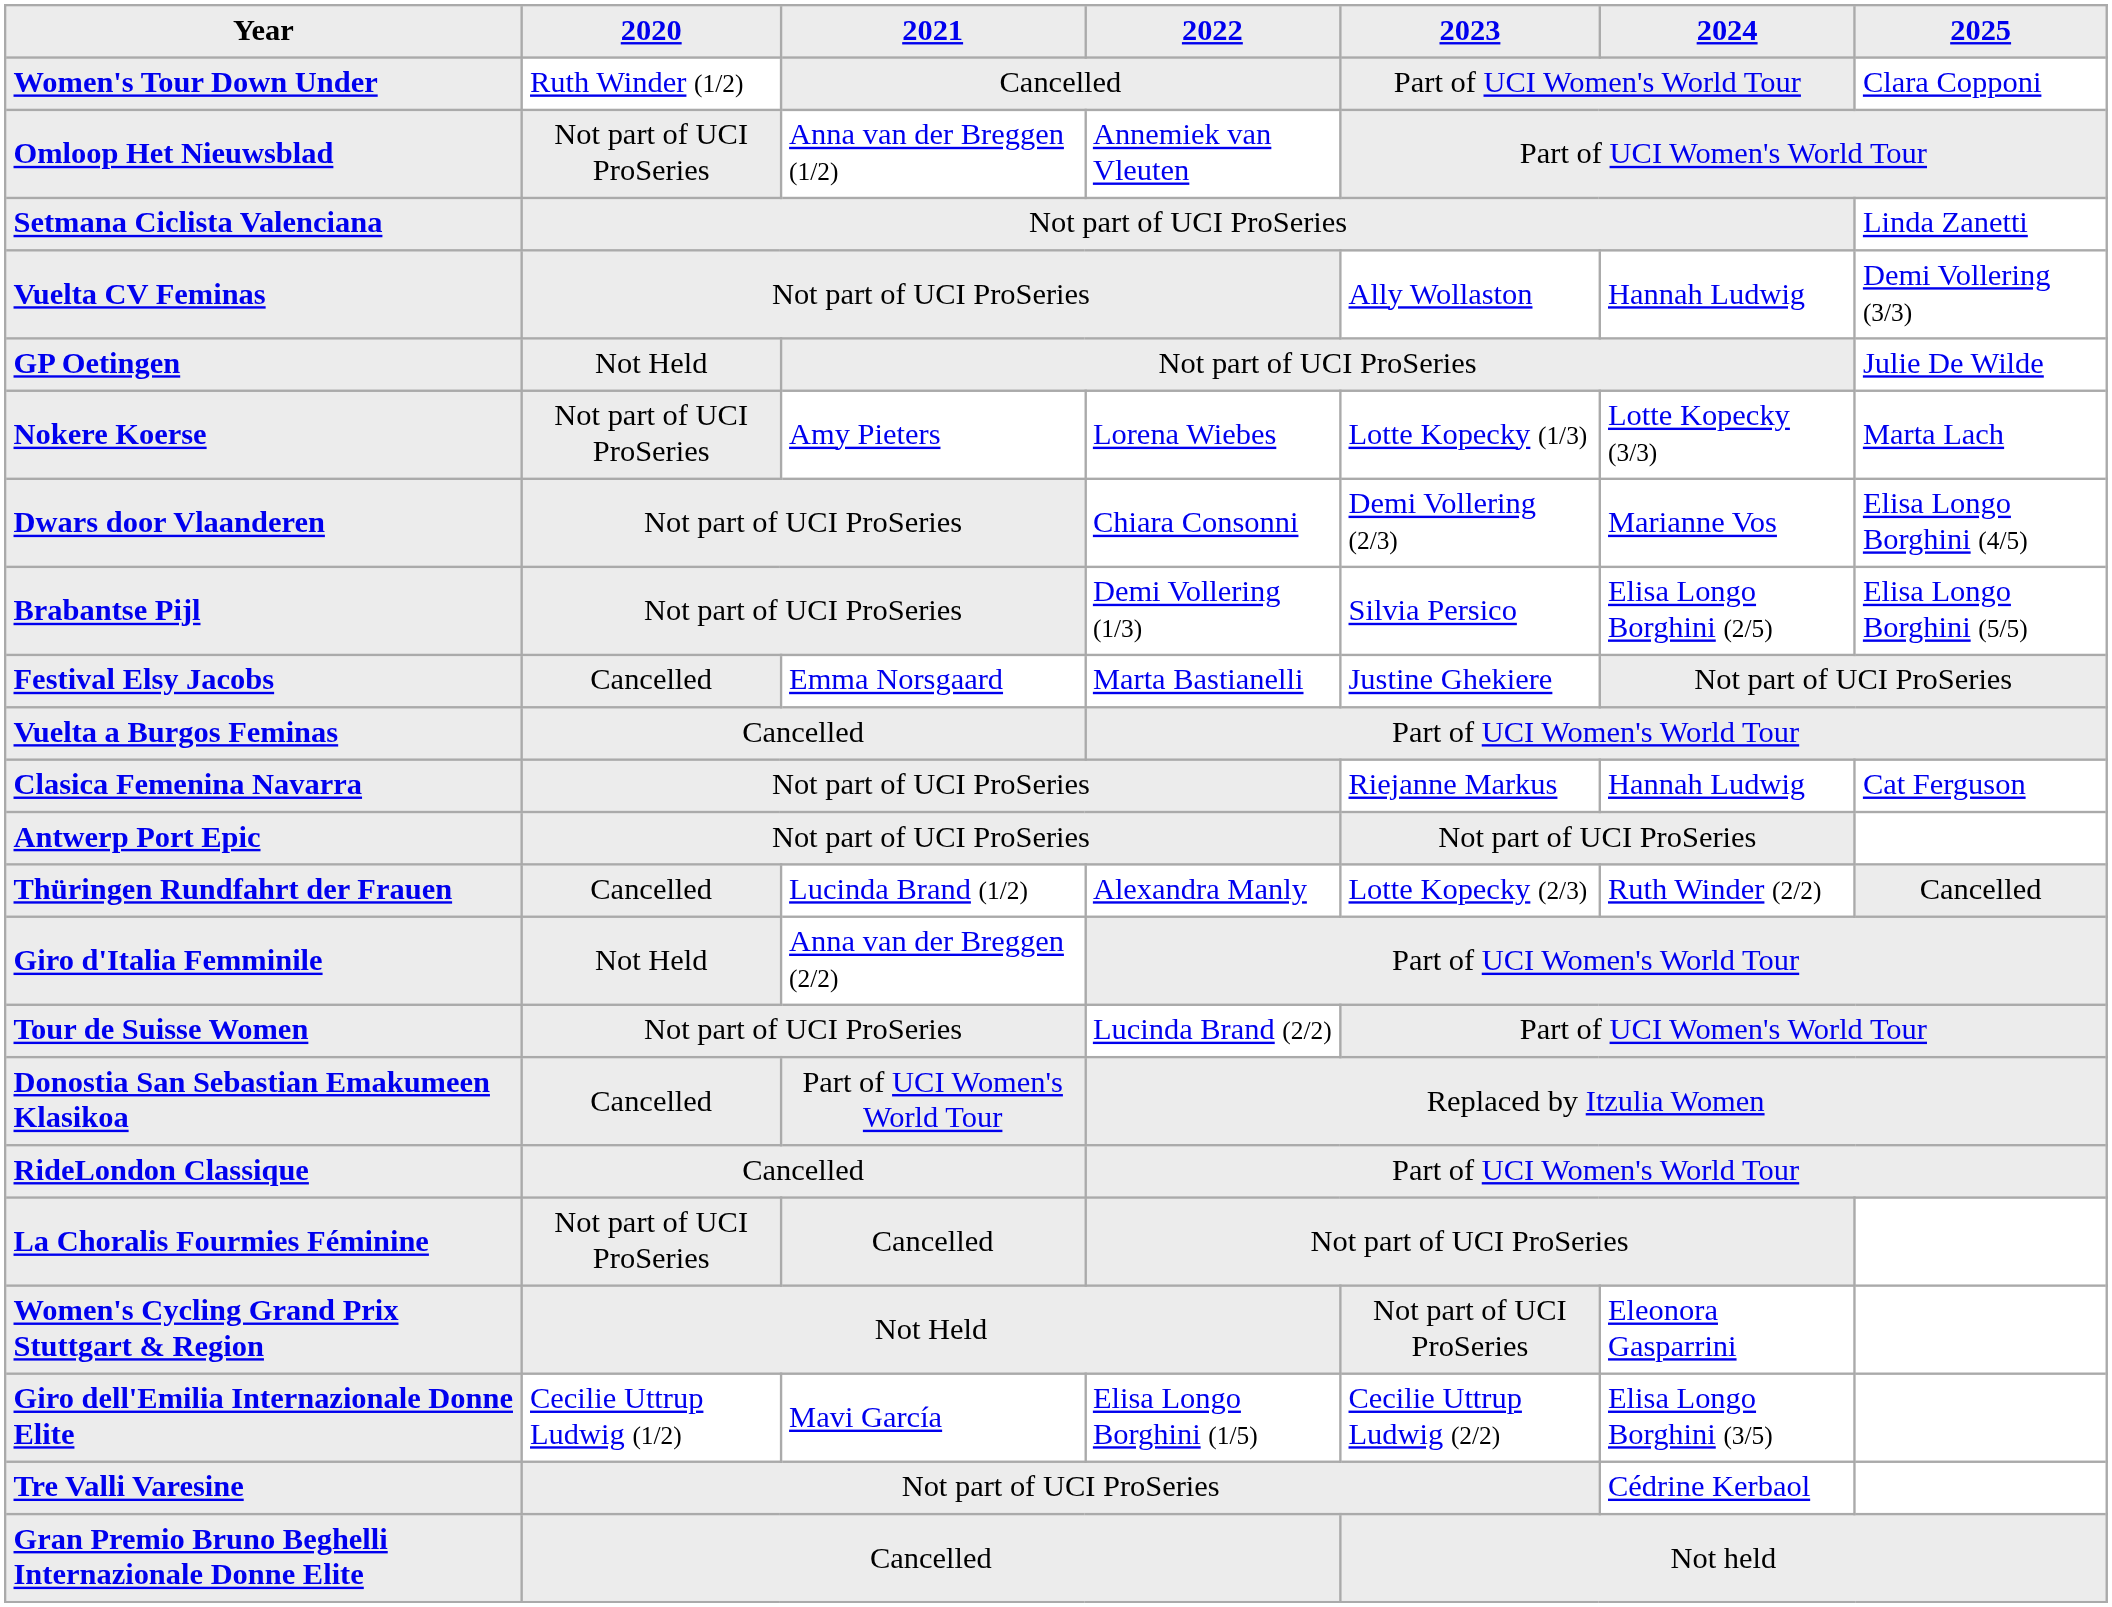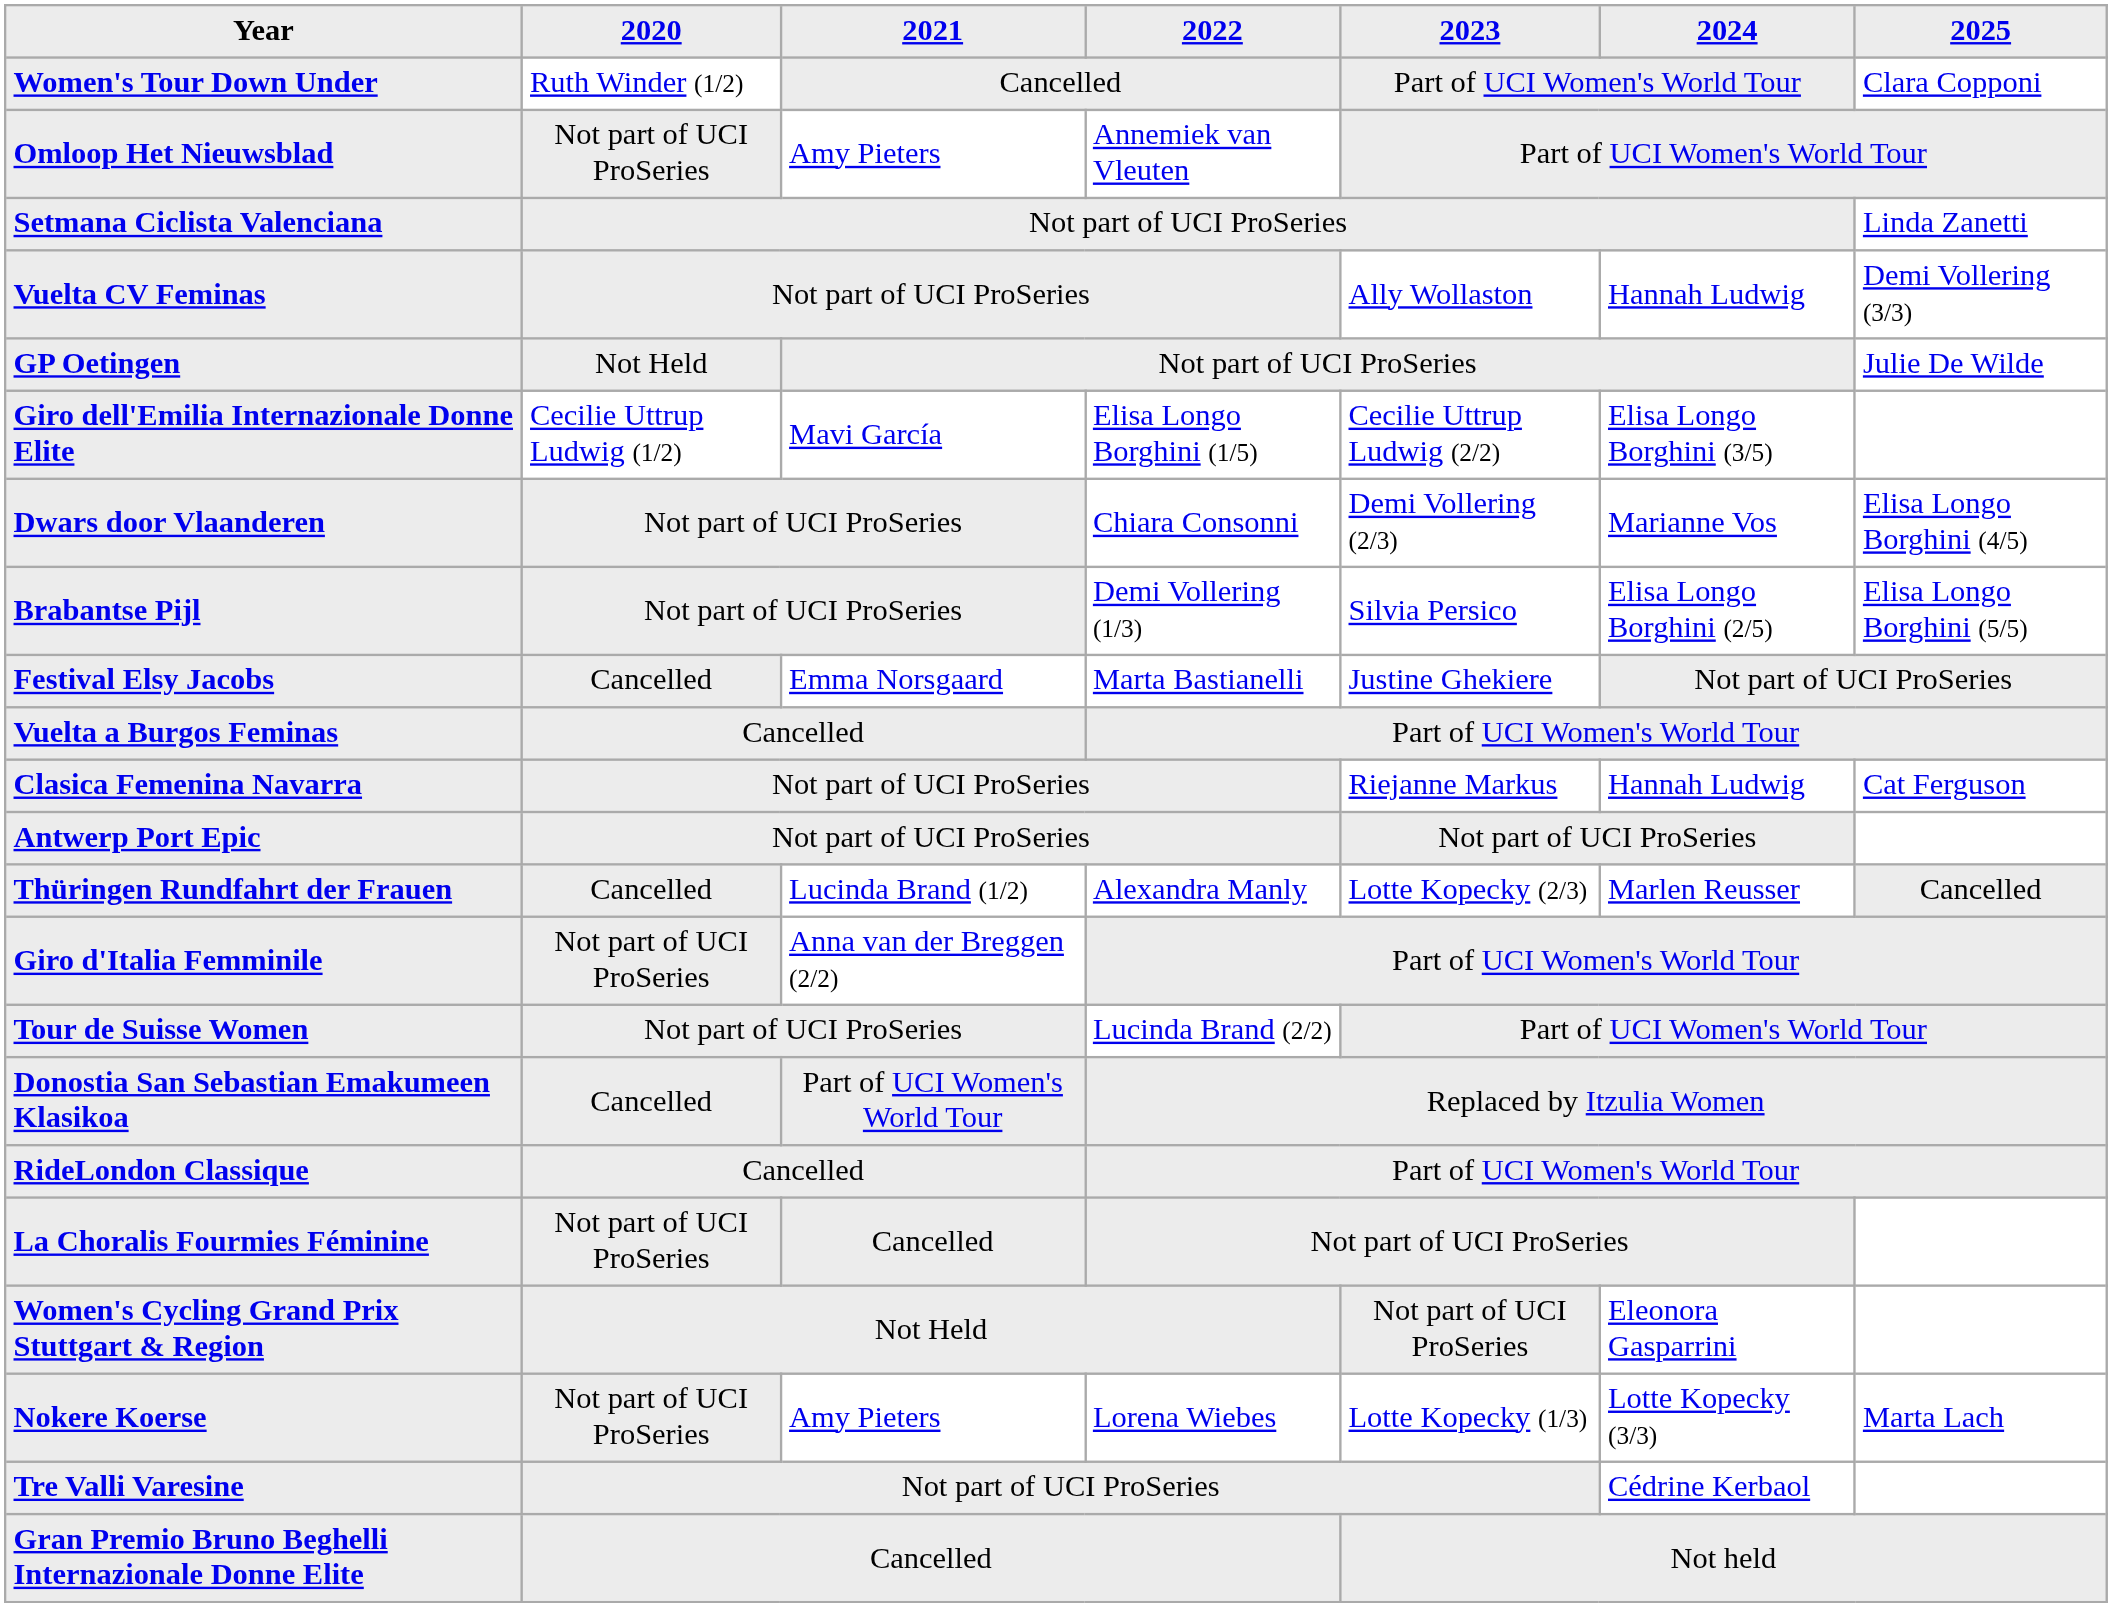(926, 152) Anna van der Breggen (1/2) -> (865, 153) Amy Pieters
rows swapped: (110, 434) <-> (263, 1417)
(1715, 889) Ruth Winder (2/2) -> (1704, 889) Marlen Reusser
(651, 960) Not Held -> (651, 960) Not part of UCI ProSeries
